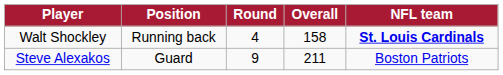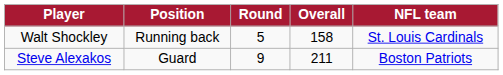(255, 37) 4 -> (261, 37) 5
(422, 37) bold -> (425, 37) normal
